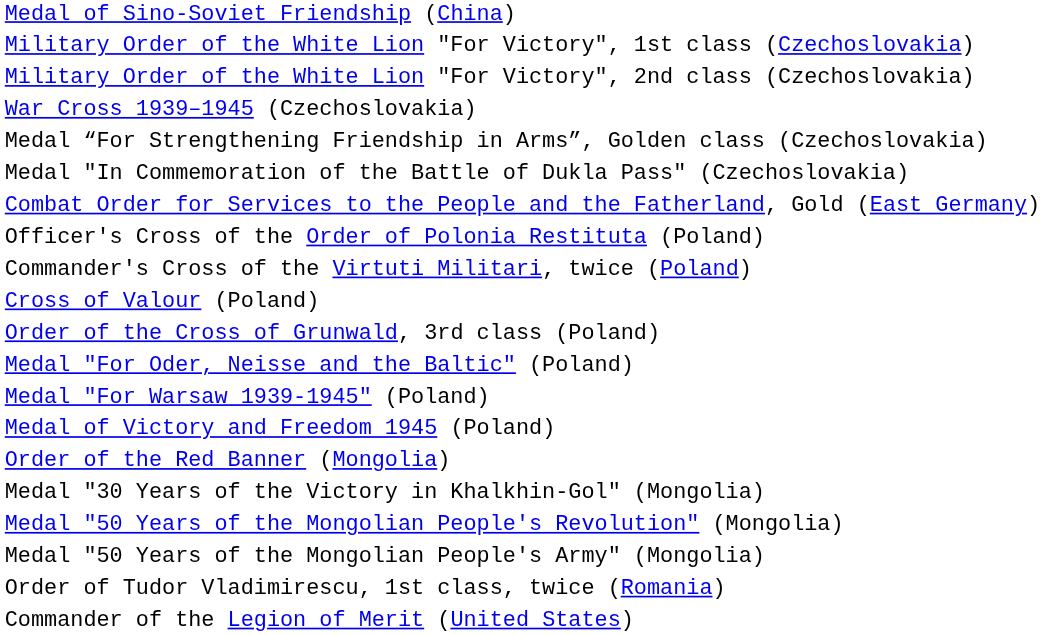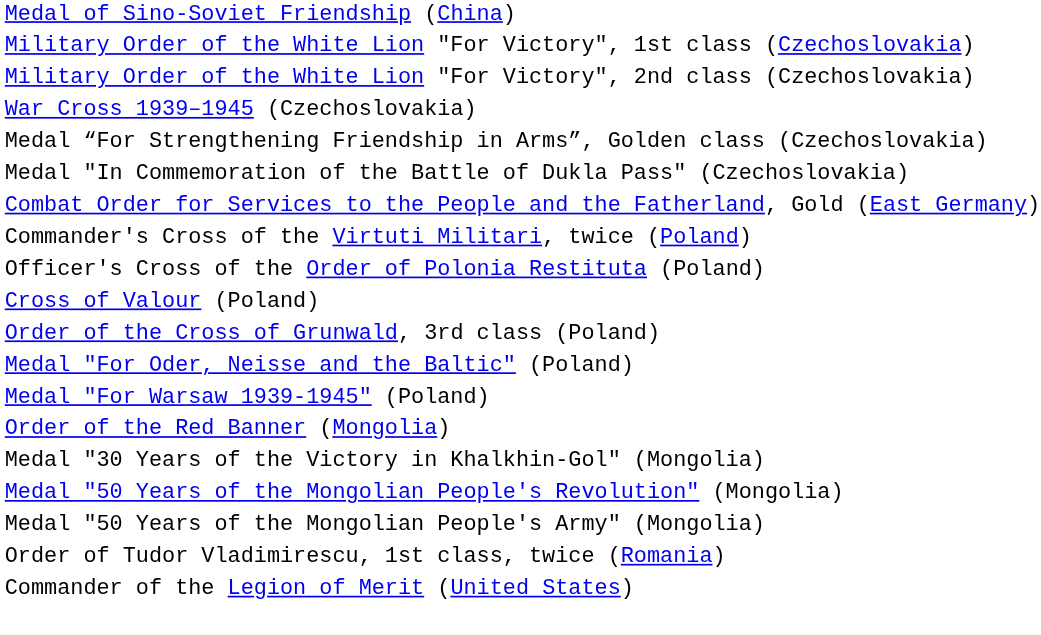rows swapped: (378, 269) <-> (385, 237)
- row: (280, 429)
